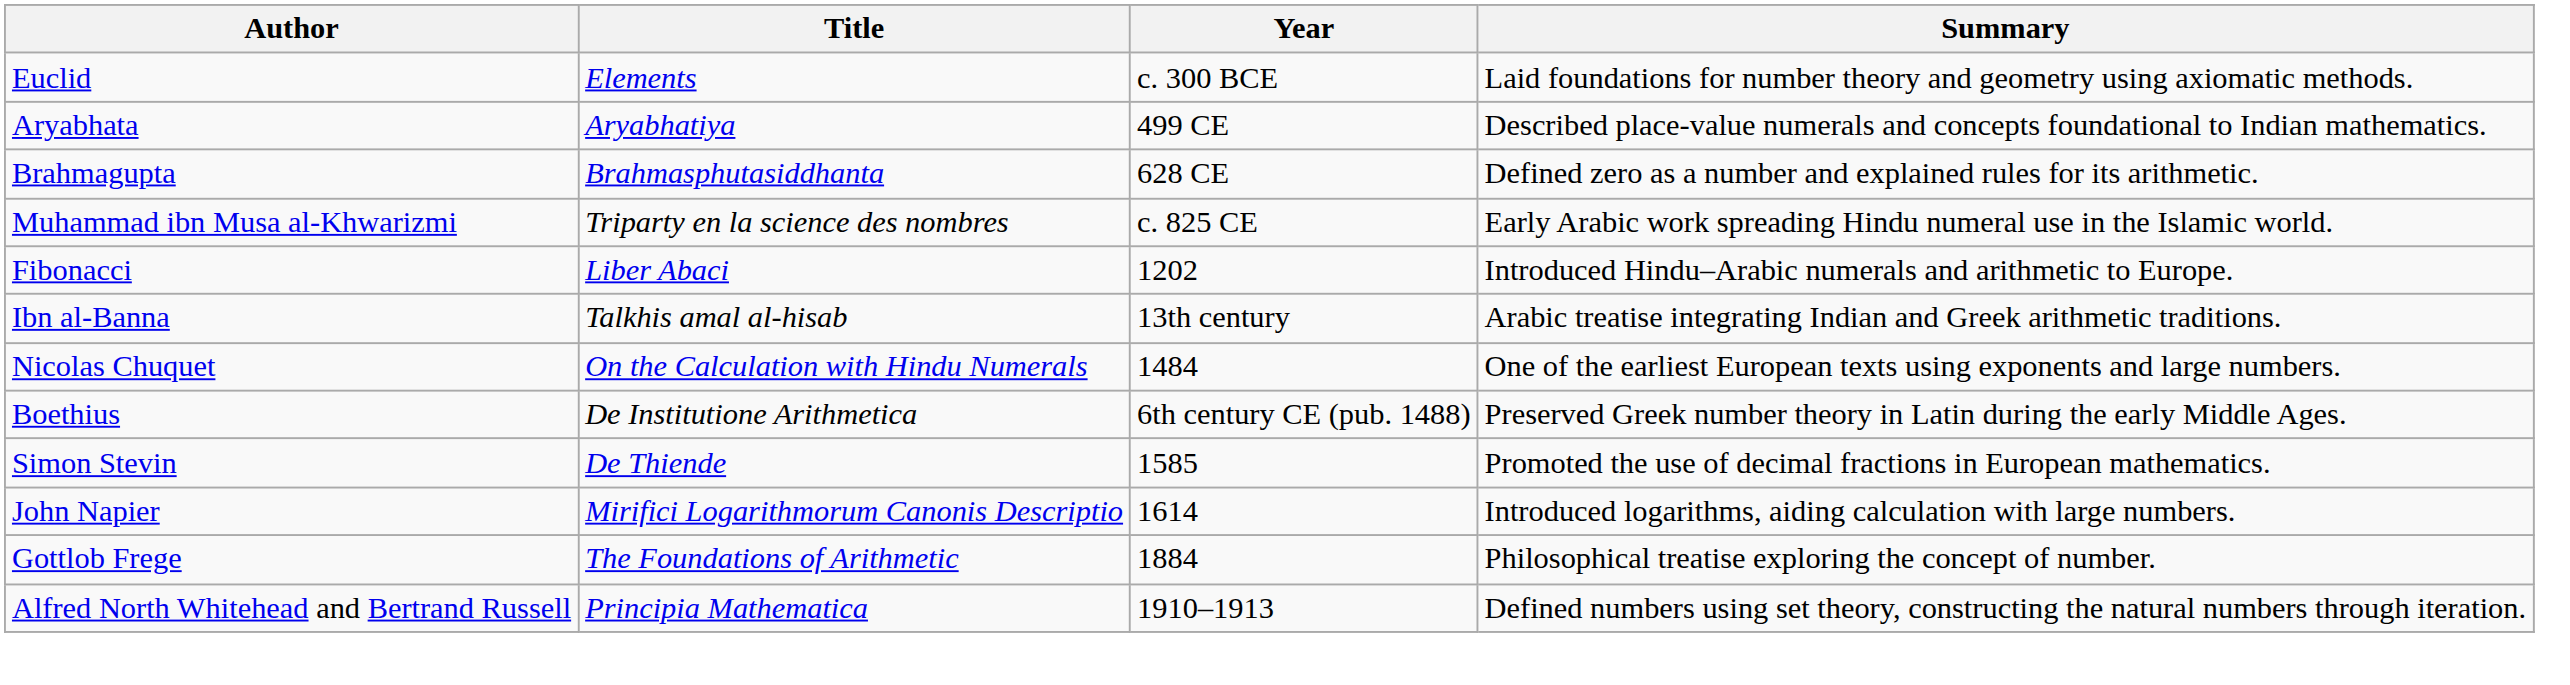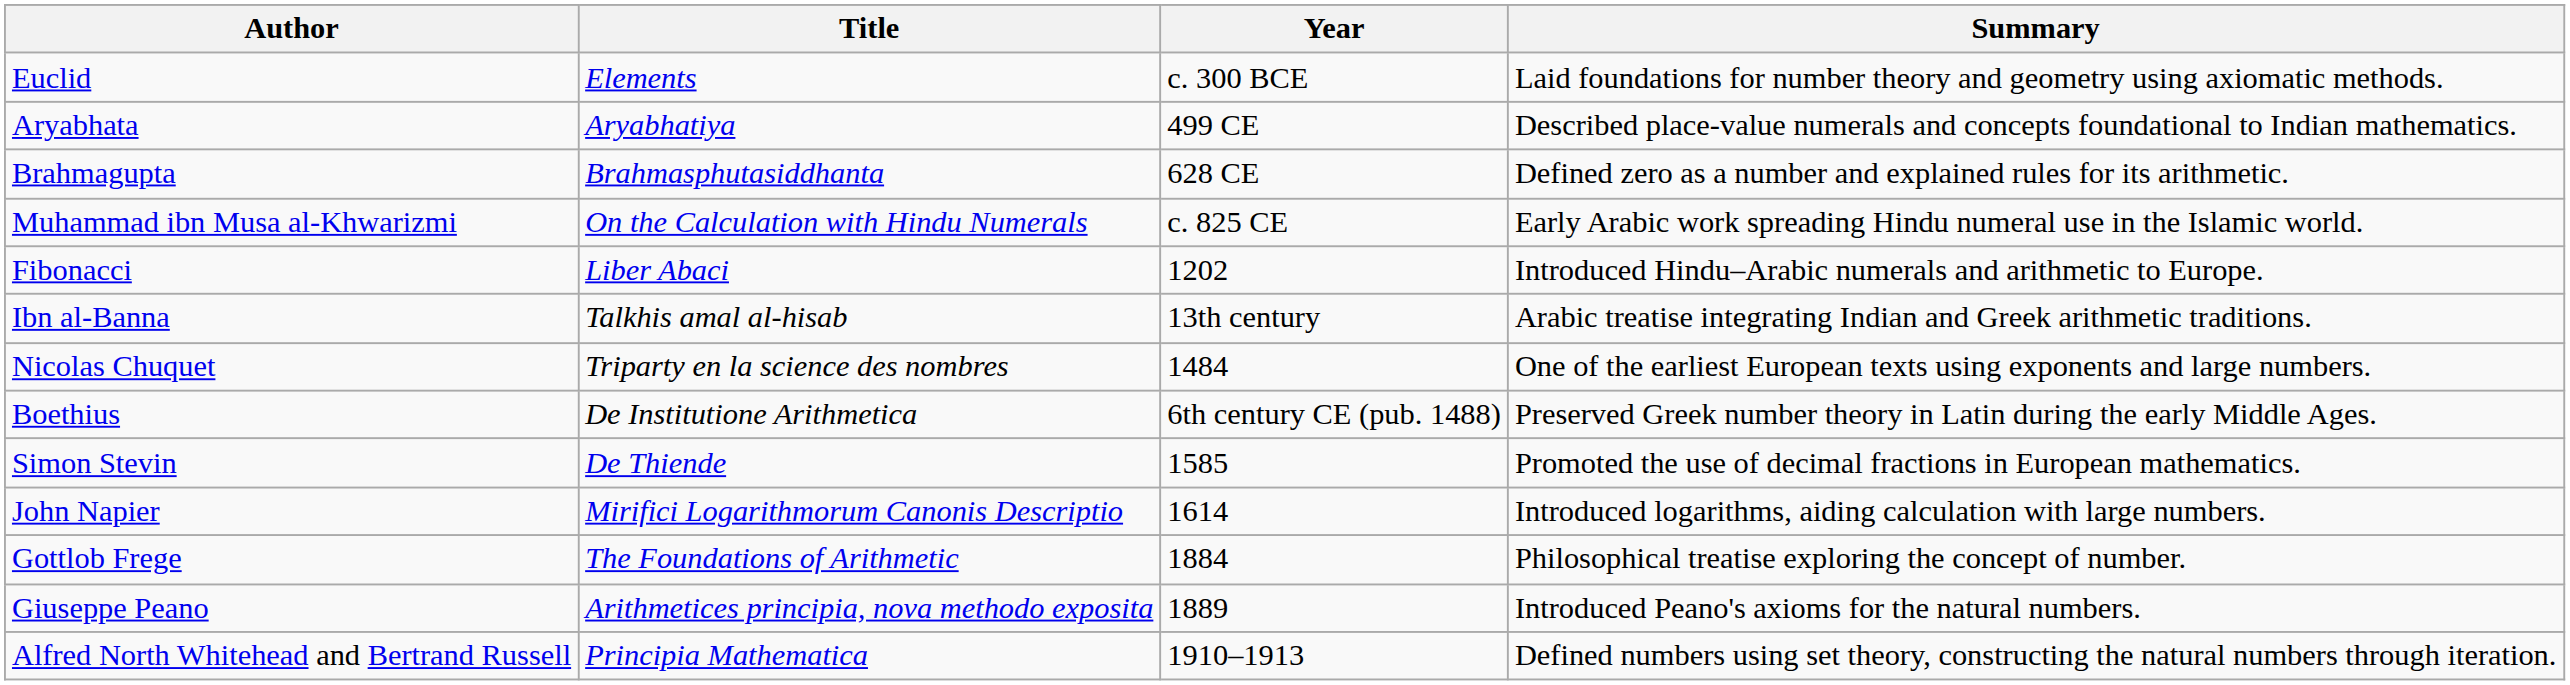(797, 221) Triparty en la science des nombres -> (836, 221) On the Calculation with Hindu Numerals
(836, 366) On the Calculation with Hindu Numerals -> (797, 366) Triparty en la science des nombres
+ row: (110, 607)
